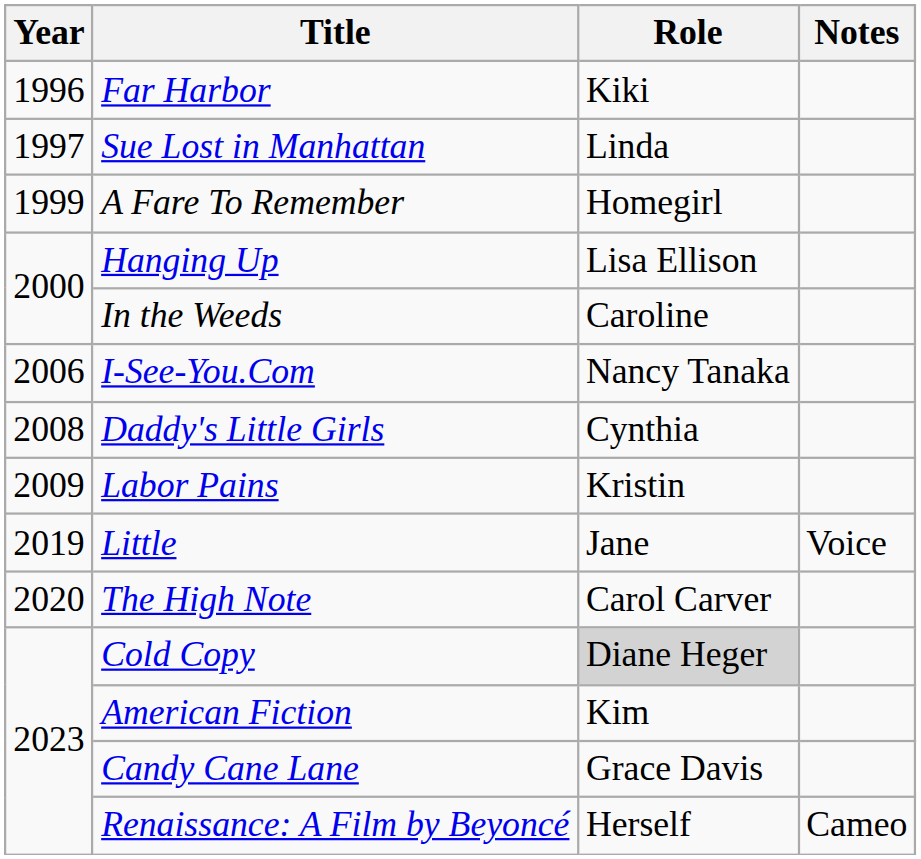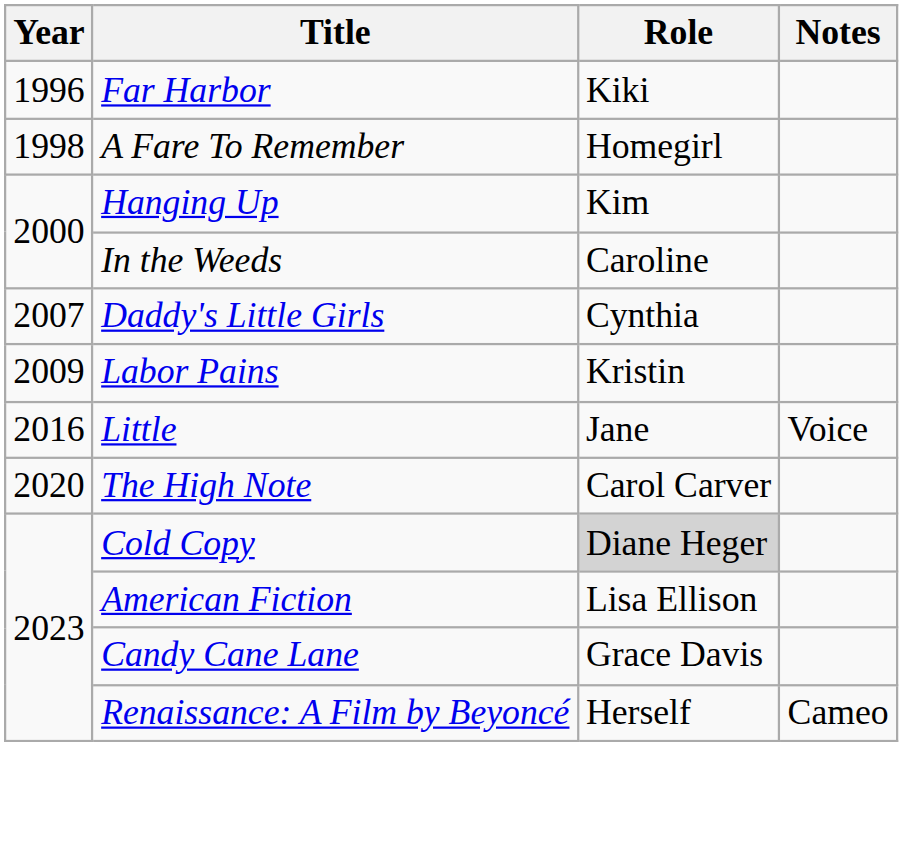- row: (263, 145)
(49, 202) 1999 -> (49, 145) 1998
(672, 259) Lisa Ellison -> (618, 202) Kim
- row: (208, 372)
(49, 428) 2008 -> (49, 315) 2007
(49, 542) 2019 -> (49, 428) 2016
(618, 711) Kim -> (672, 598) Lisa Ellison
